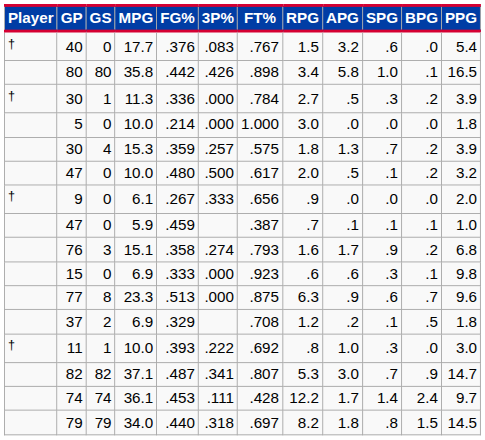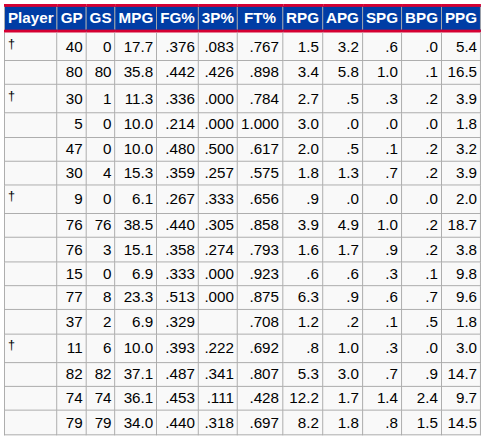rows swapped: (74, 149) <-> (74, 173)
- row: (74, 225)
+ row: (74, 225)
(467, 249) 6.8 -> (467, 249) 3.8
(107, 348) 1 -> (107, 348) 6
